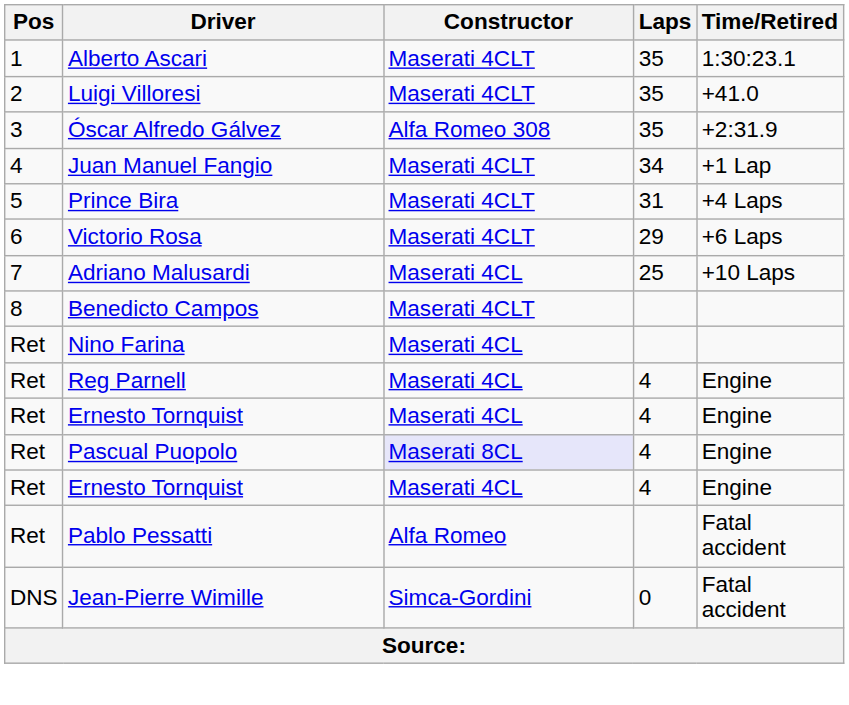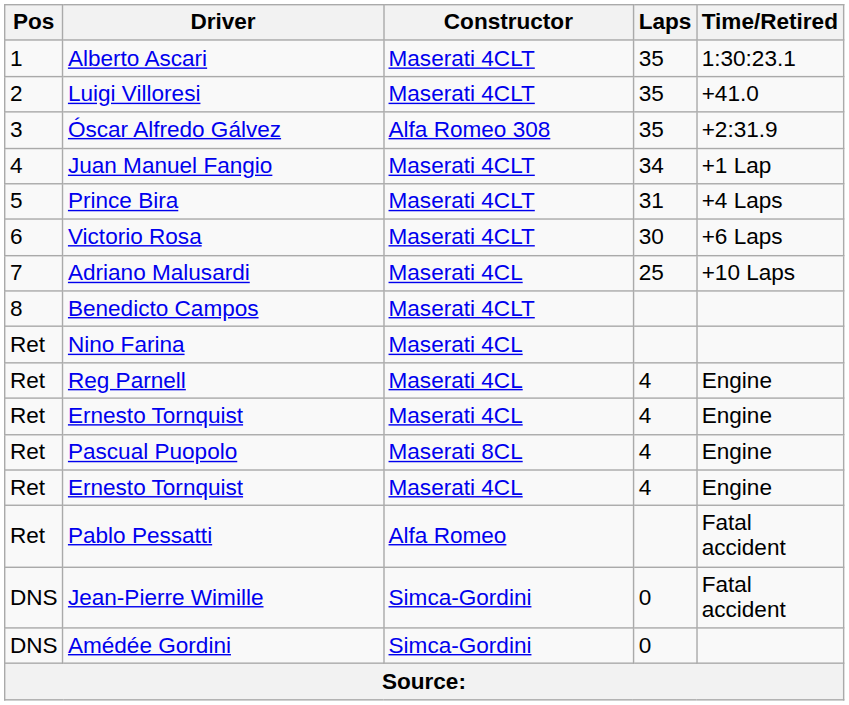(651, 237) 29 -> (651, 237) 30
(456, 451) lavender background -> (456, 451) no background
+ row: (34, 645)
